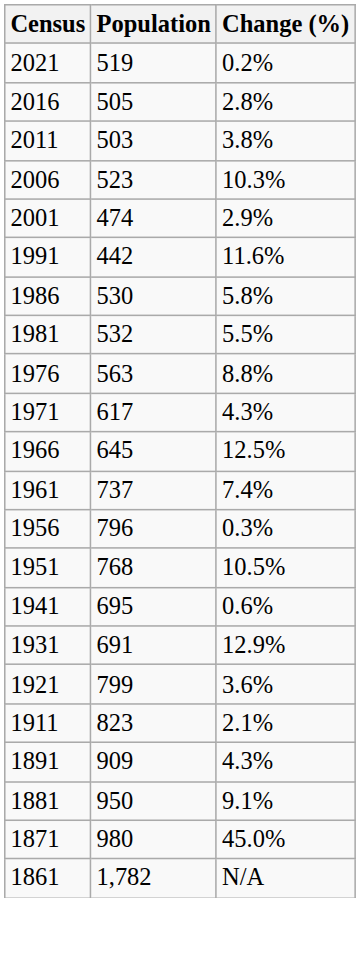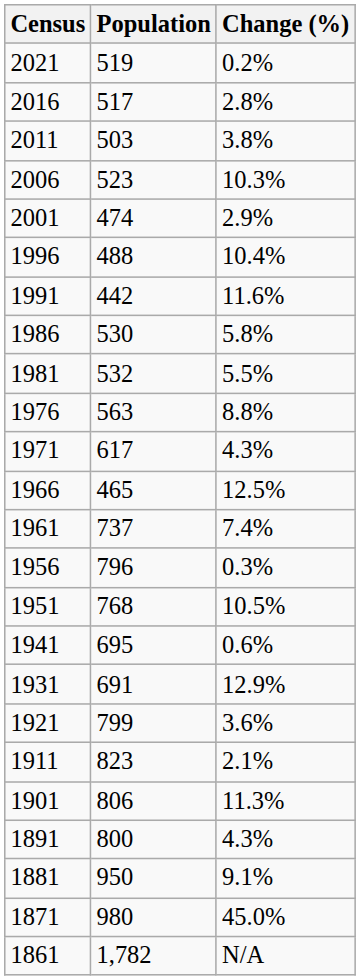(115, 101) 505 -> (115, 101) 517
+ row: (35, 256)
(115, 450) 645 -> (115, 489) 465
+ row: (35, 800)
(115, 761) 909 -> (115, 839) 800
